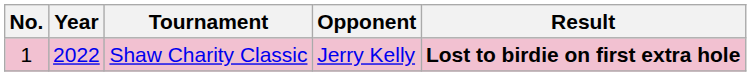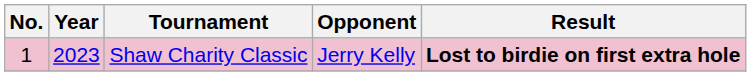(76, 55) 2022 -> (76, 55) 2023
